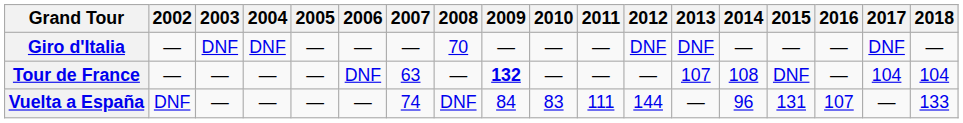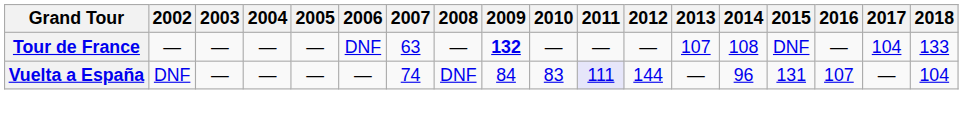- row: (76, 46)
(934, 74) 104 -> (934, 46) 133
(601, 103) no background -> (601, 74) lavender background
(934, 103) 133 -> (934, 74) 104
